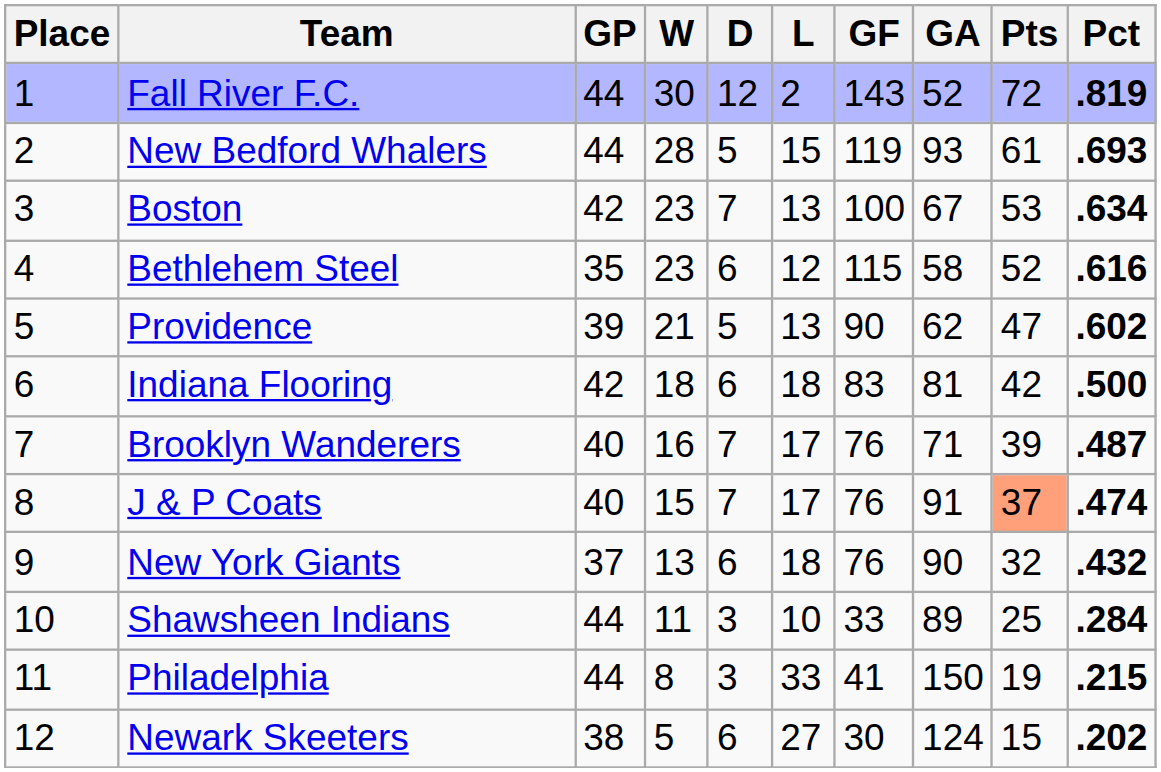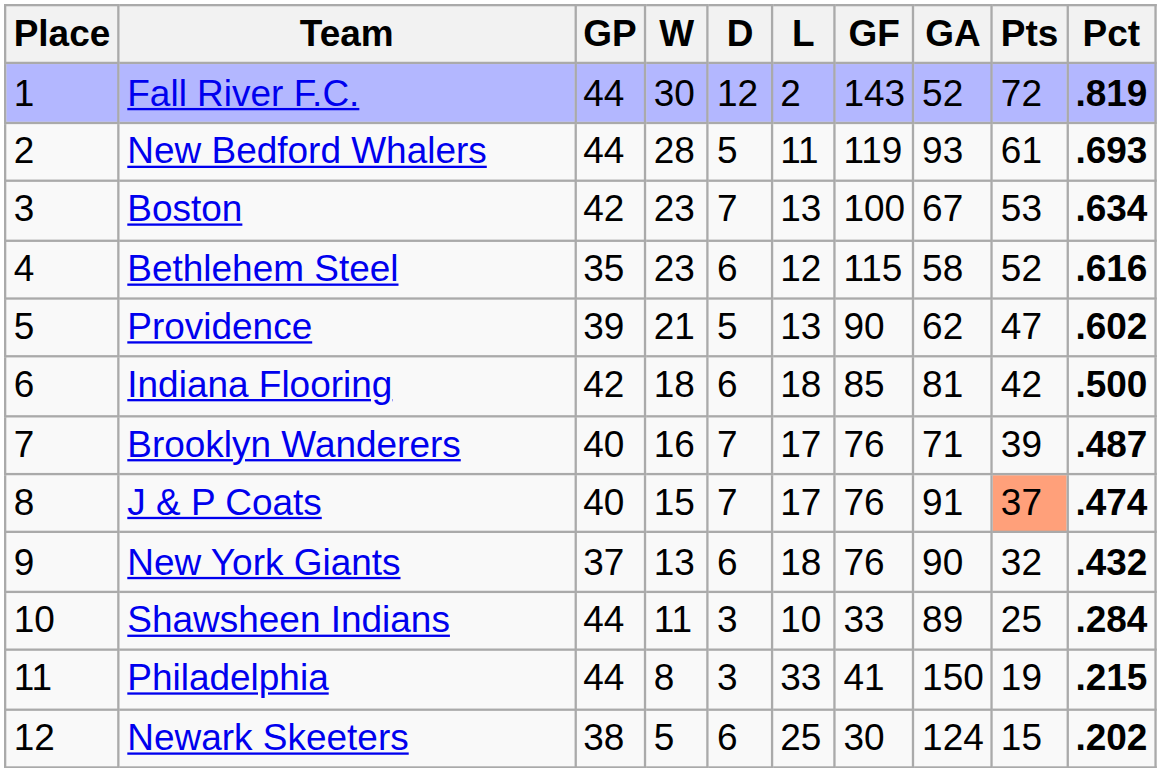(801, 151) 15 -> (799, 151) 11
(864, 385) 83 -> (864, 385) 85
(801, 737) 27 -> (801, 737) 25
